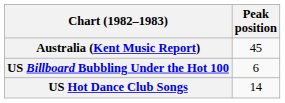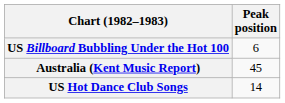rows swapped: (118, 48) <-> (118, 68)
